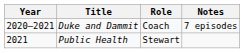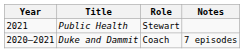rows swapped: (98, 26) <-> (93, 40)
